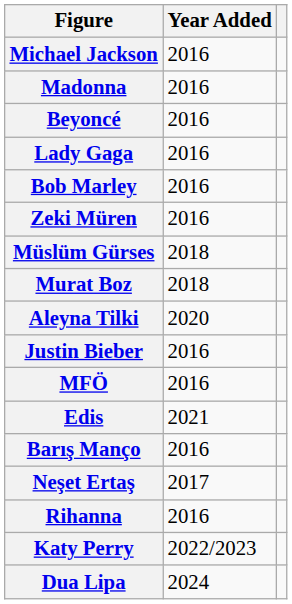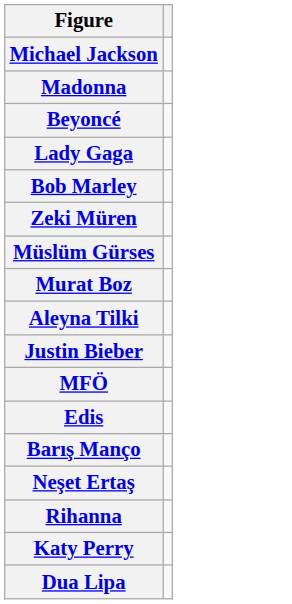- column: (220, 20)
